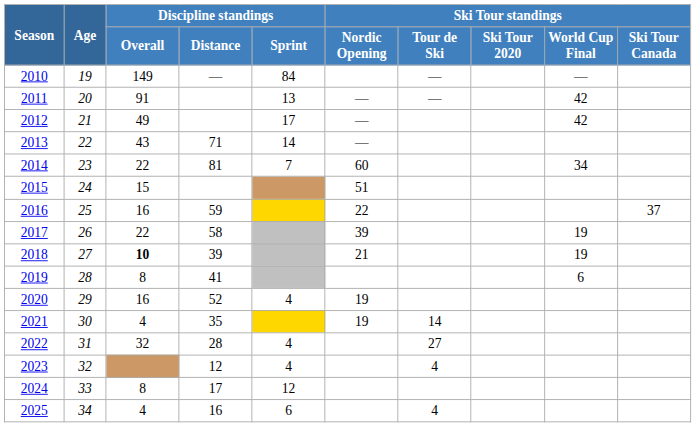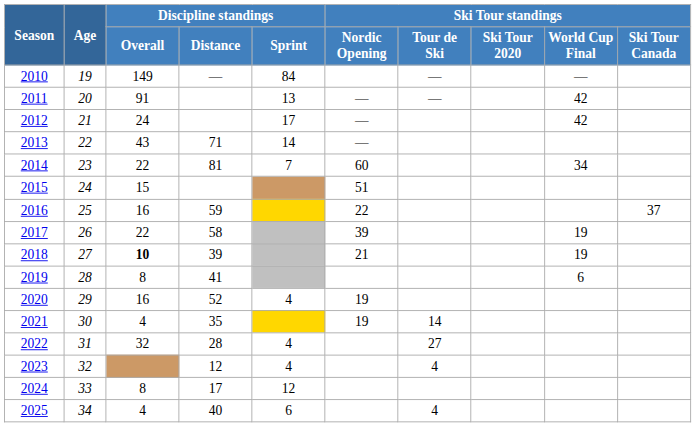(143, 121) 49 -> (143, 121) 24
(216, 411) 16 -> (216, 411) 40
